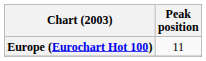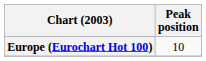(178, 46) 11 -> (178, 46) 10
